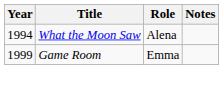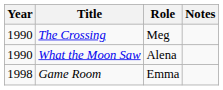+ row: (72, 34)
(20, 34) 1994 -> (20, 54) 1990
(20, 54) 1999 -> (20, 74) 1998
